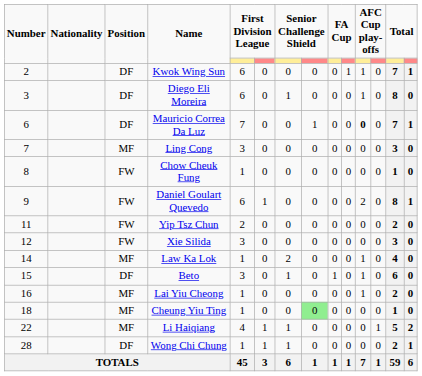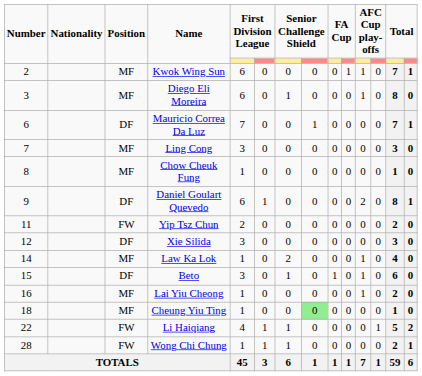(126, 72) DF -> (126, 72) MF
(126, 95) DF -> (126, 95) MF
(363, 124) bold -> (363, 124) normal
(126, 171) FW -> (126, 171) MF
(126, 201) FW -> (126, 201) DF
(126, 241) FW -> (126, 241) DF
(126, 328) MF -> (126, 328) FW
(126, 345) DF -> (126, 345) FW
